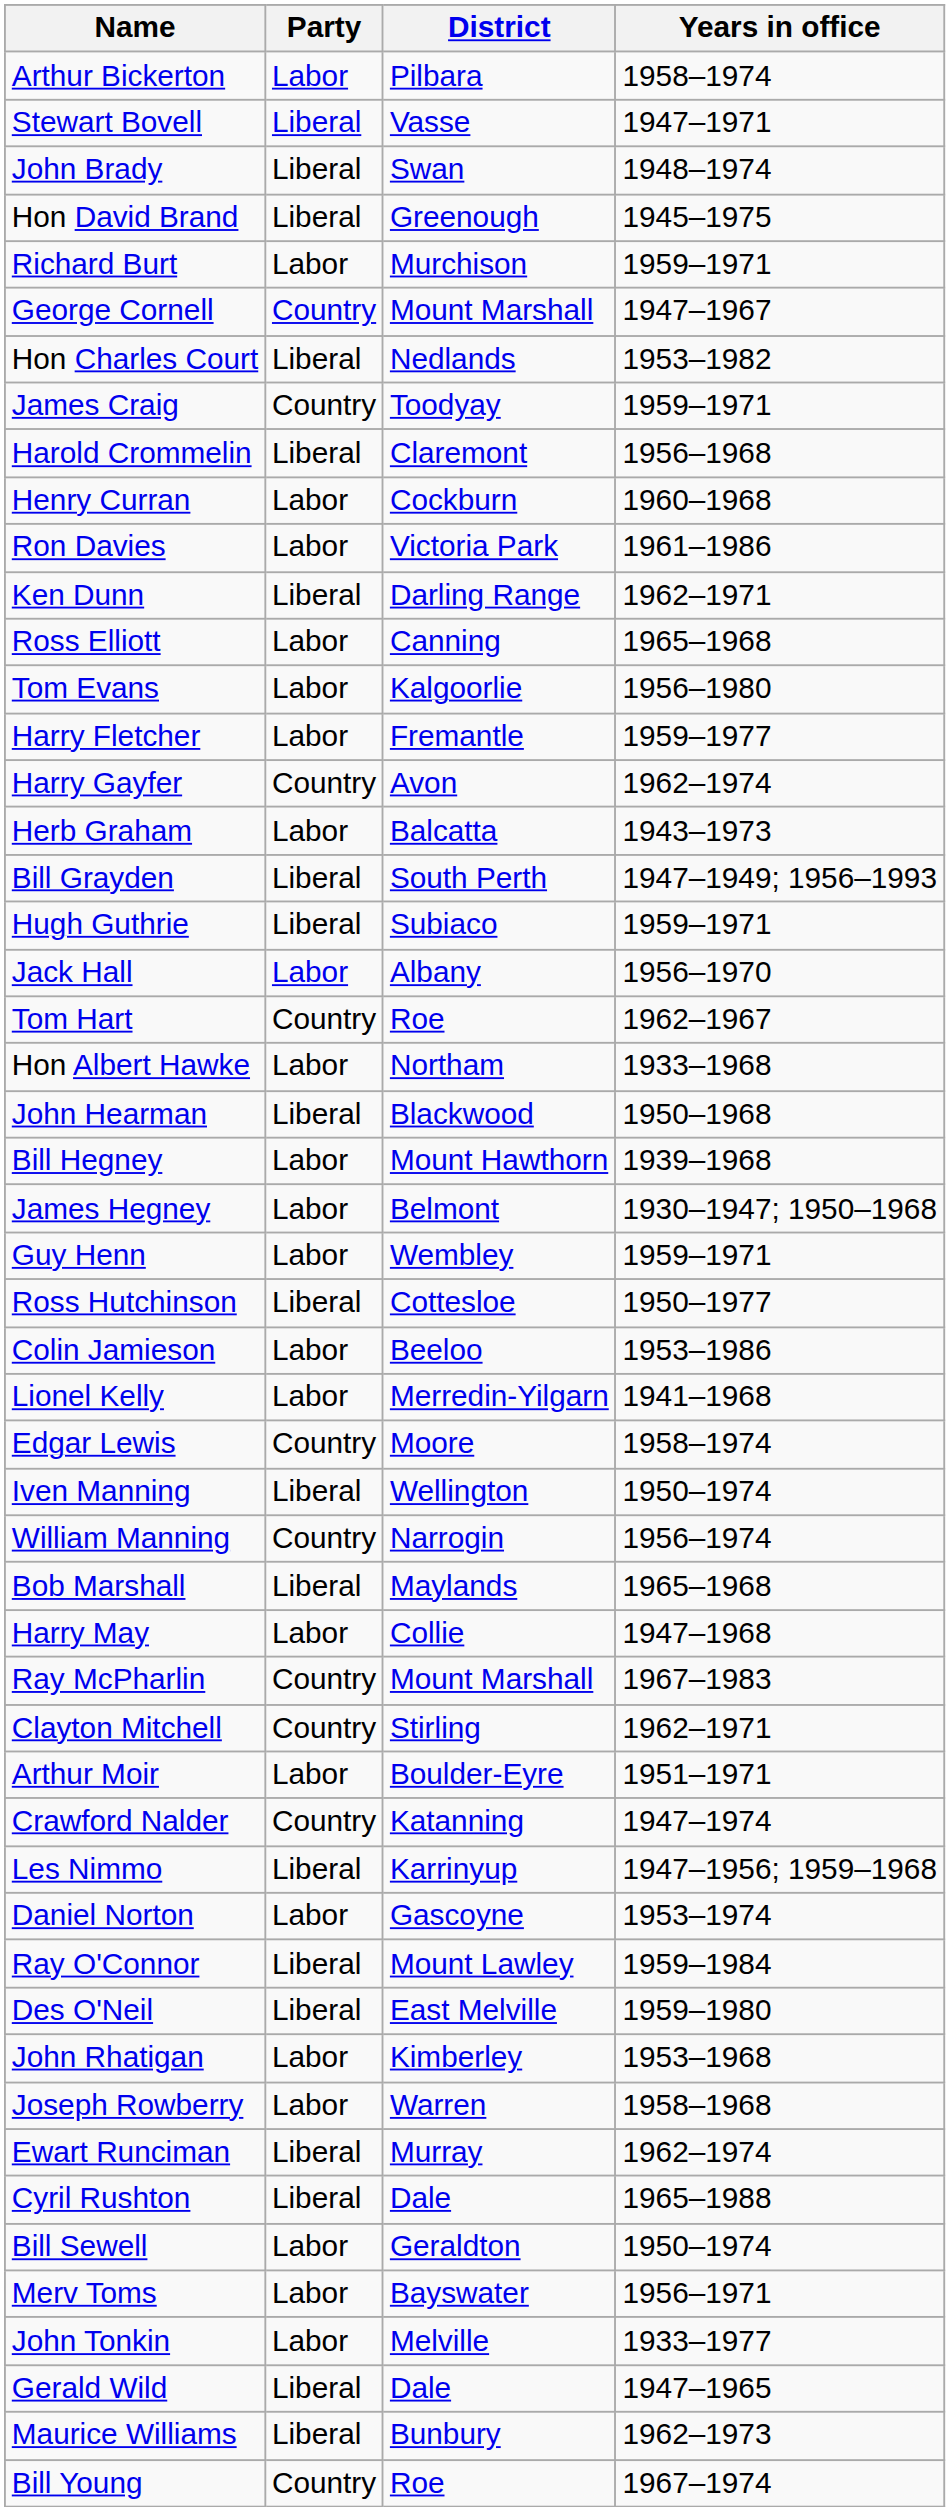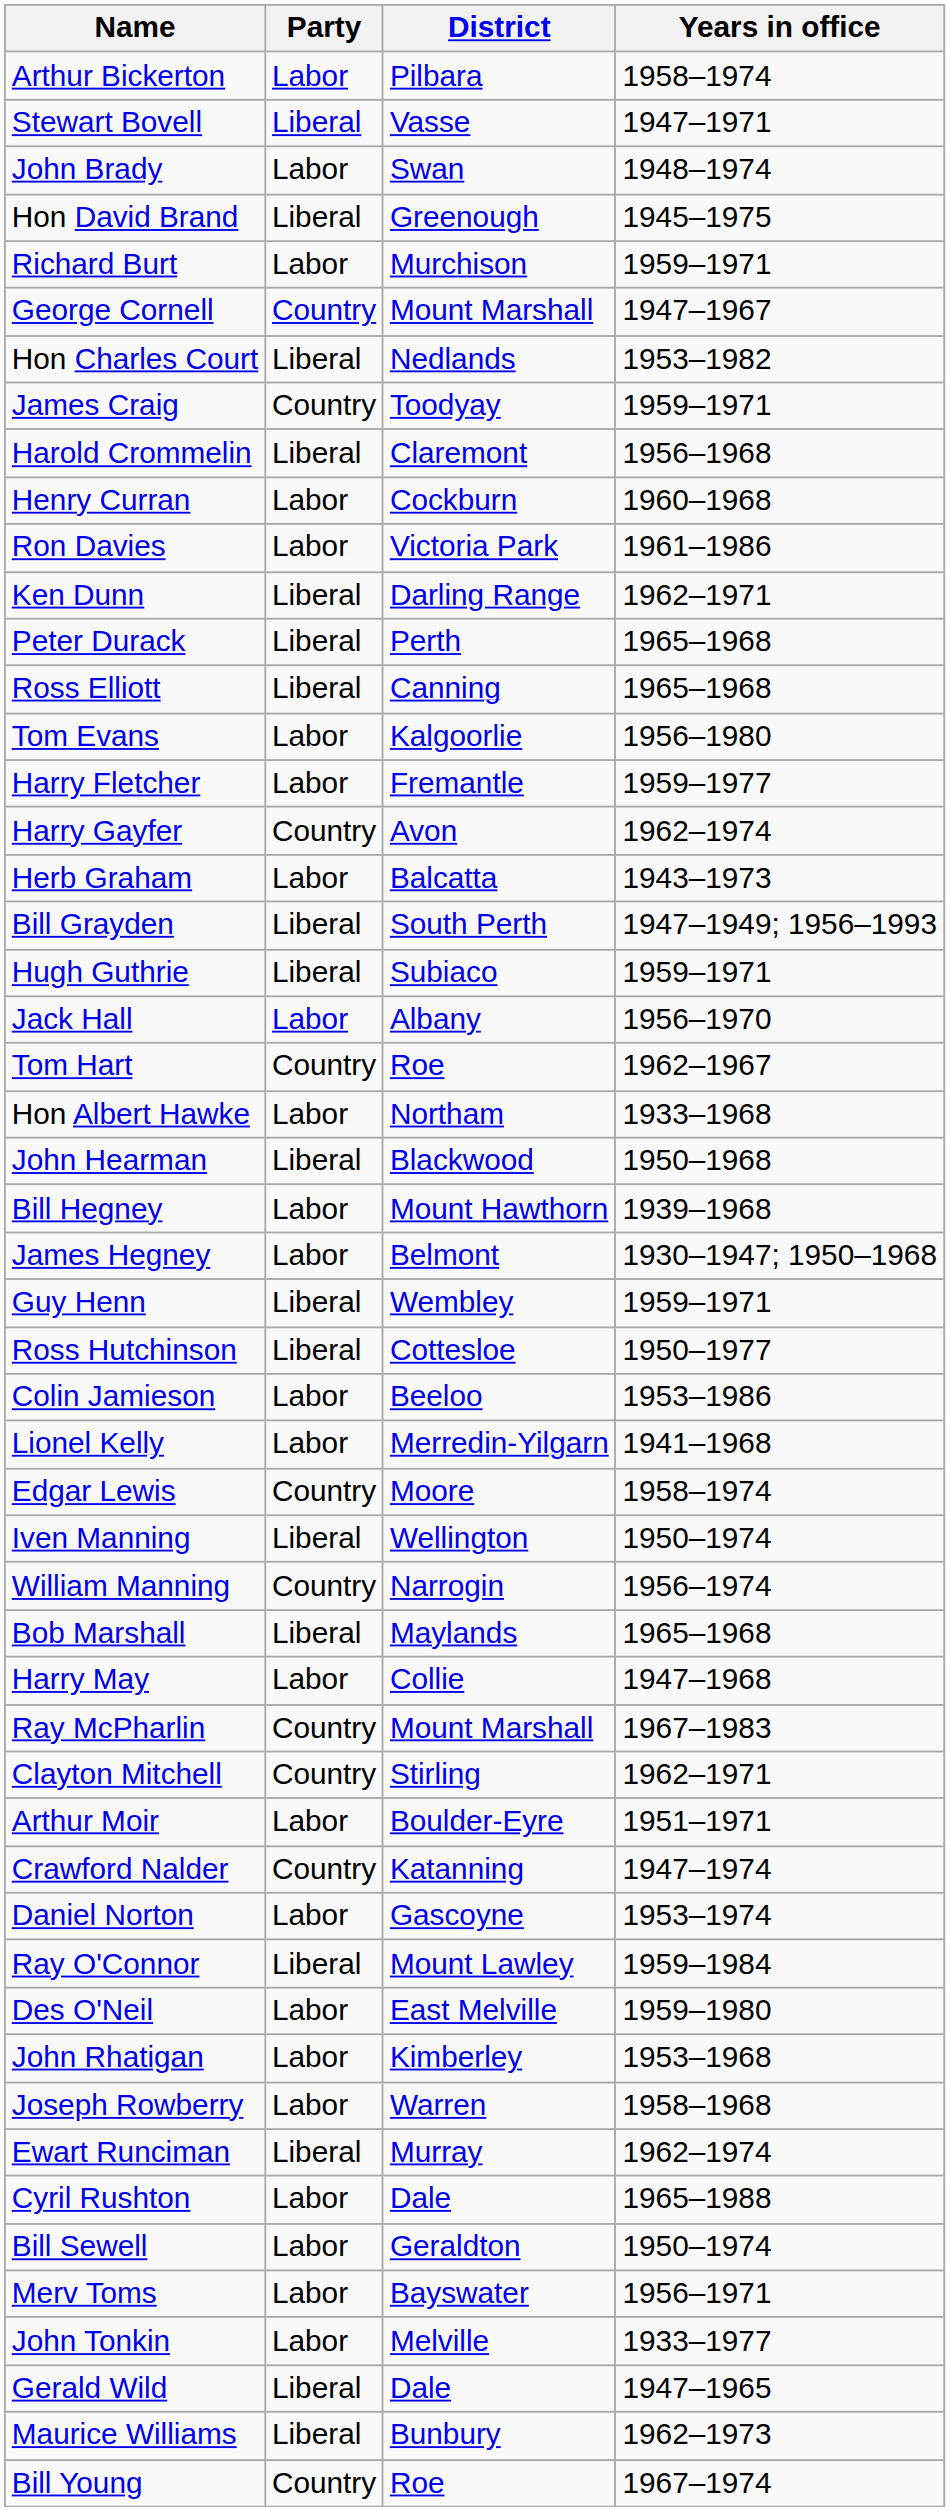(317, 169) Liberal -> (310, 169) Labor
+ row: (99, 641)
(310, 641) Labor -> (317, 688) Liberal
(310, 1255) Labor -> (317, 1302) Liberal
- row: (87, 1868)
(317, 2010) Liberal -> (310, 2010) Labor
(317, 2199) Liberal -> (310, 2199) Labor
